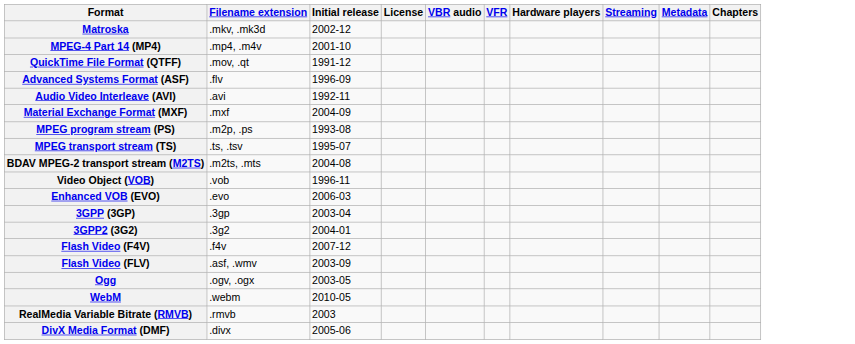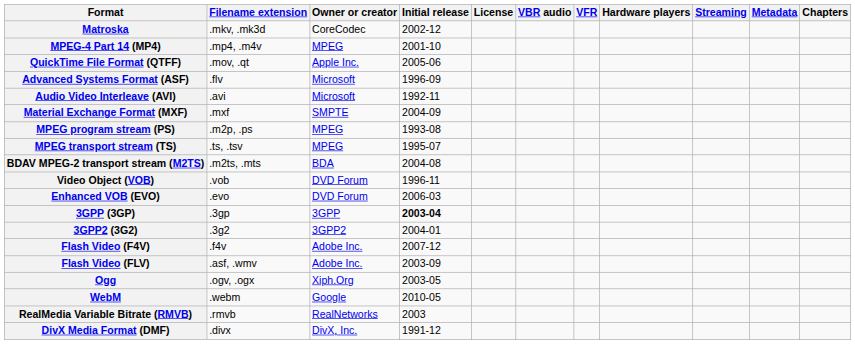+ column: (355, 12)
(331, 63) 1991-12 -> (421, 63) 2005-06
(331, 213) normal -> (421, 213) bold
(331, 331) 2005-06 -> (421, 331) 1991-12
